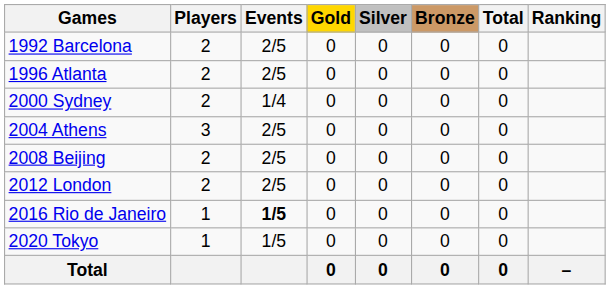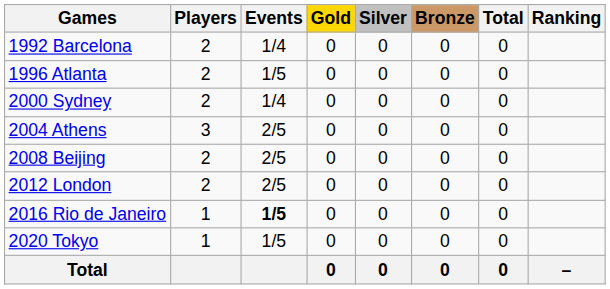(274, 46) 2/5 -> (274, 46) 1/4
(274, 74) 2/5 -> (274, 74) 1/5
